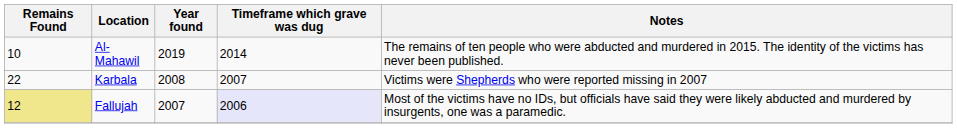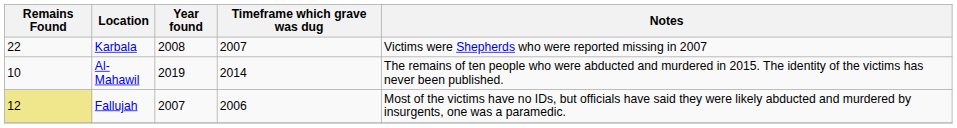rows swapped: (116, 80) <-> (117, 53)
(233, 106) lavender background -> (233, 106) no background
